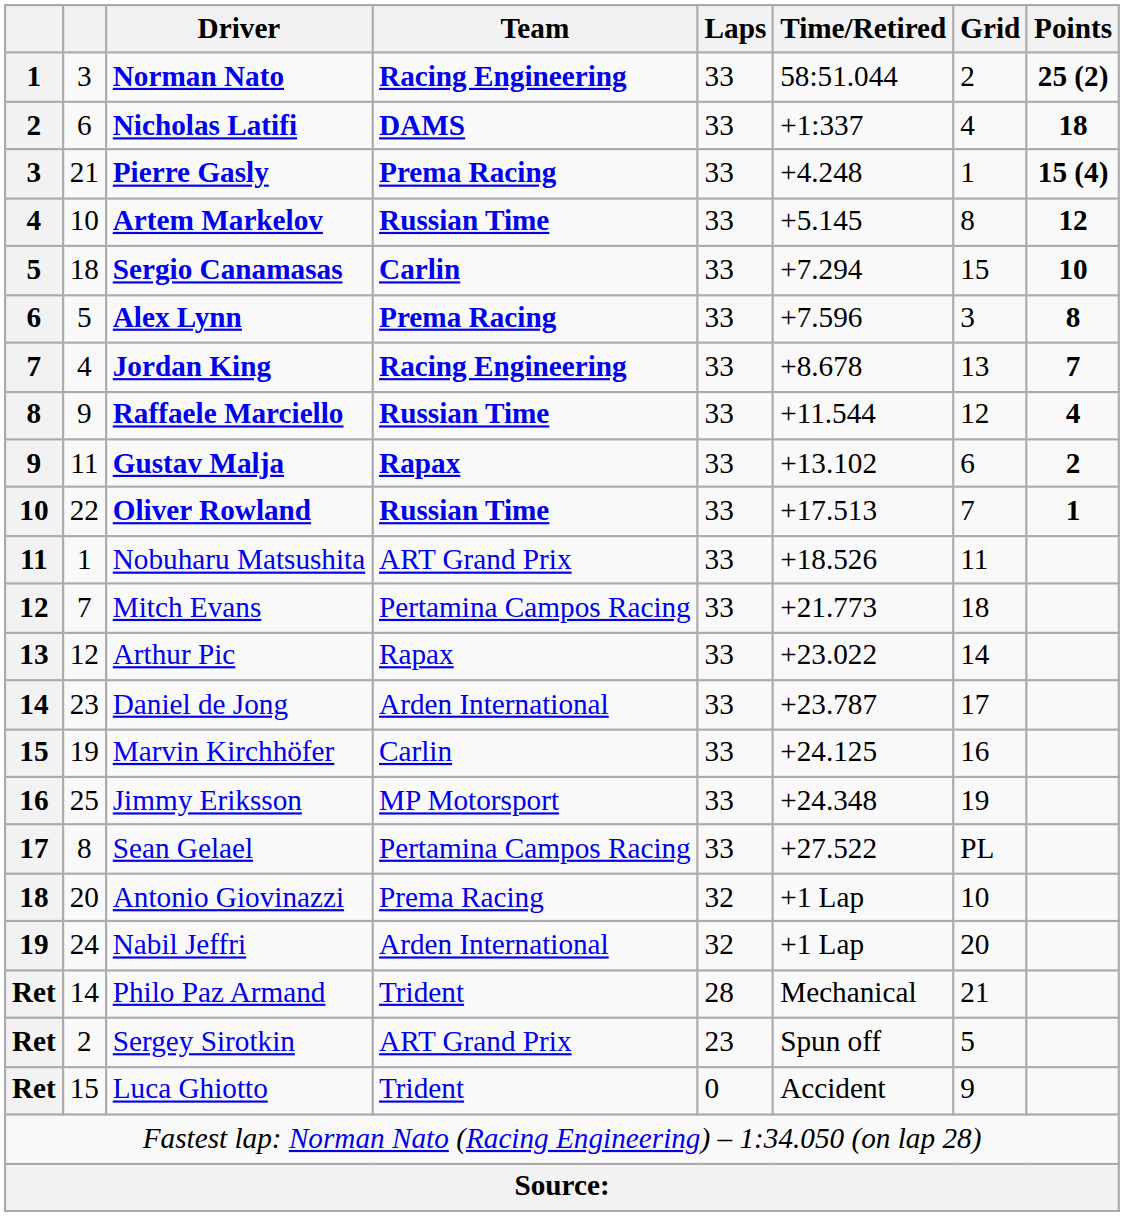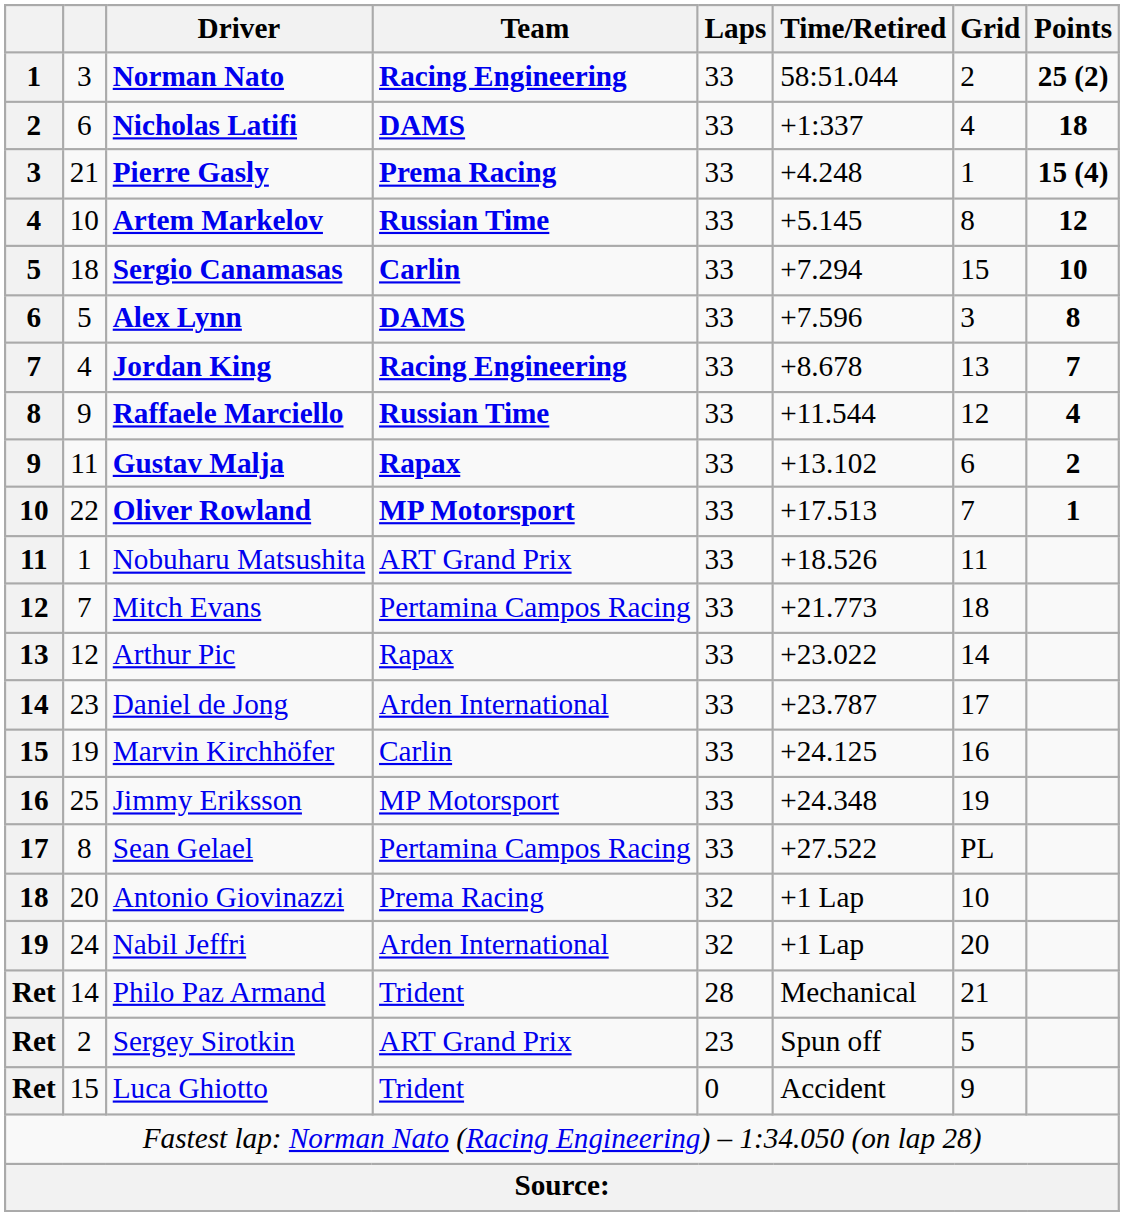(468, 317) Prema Racing -> (422, 317) DAMS
(464, 510) Russian Time -> (477, 510) MP Motorsport
